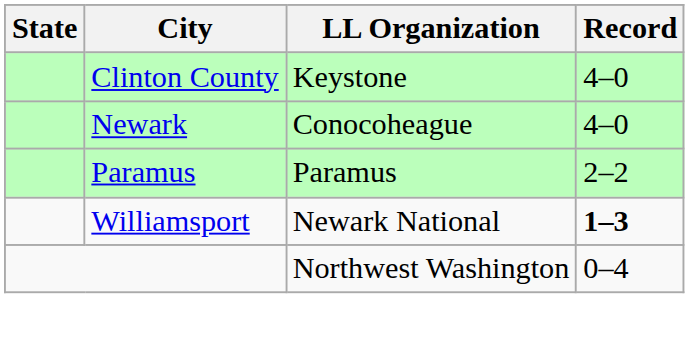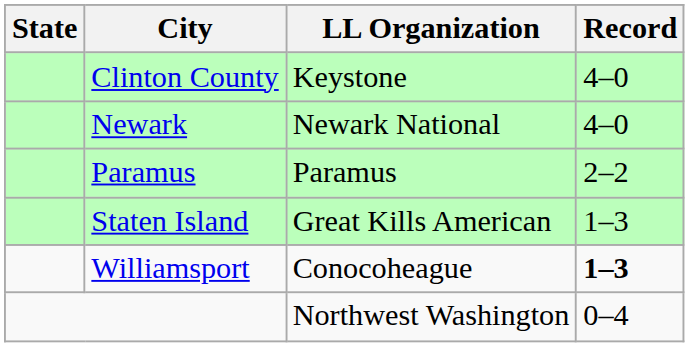(382, 124) Conocoheague -> (396, 124) Newark National
+ row: (170, 220)
(396, 220) Newark National -> (382, 268) Conocoheague
